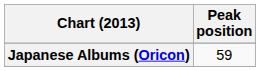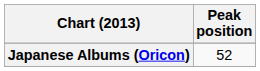(224, 54) 59 -> (224, 54) 52
